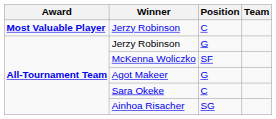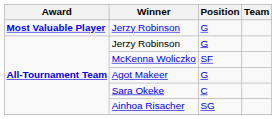(204, 28) C -> (204, 28) G
